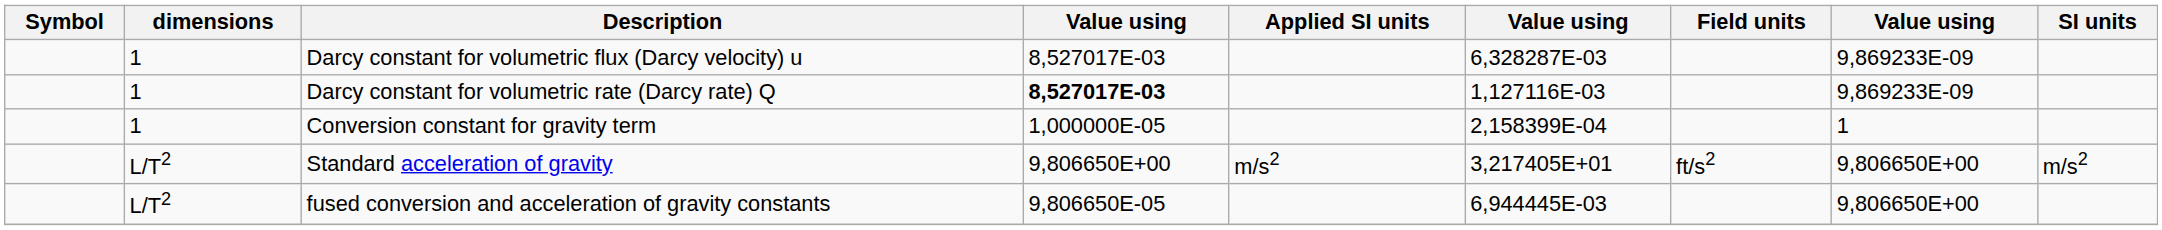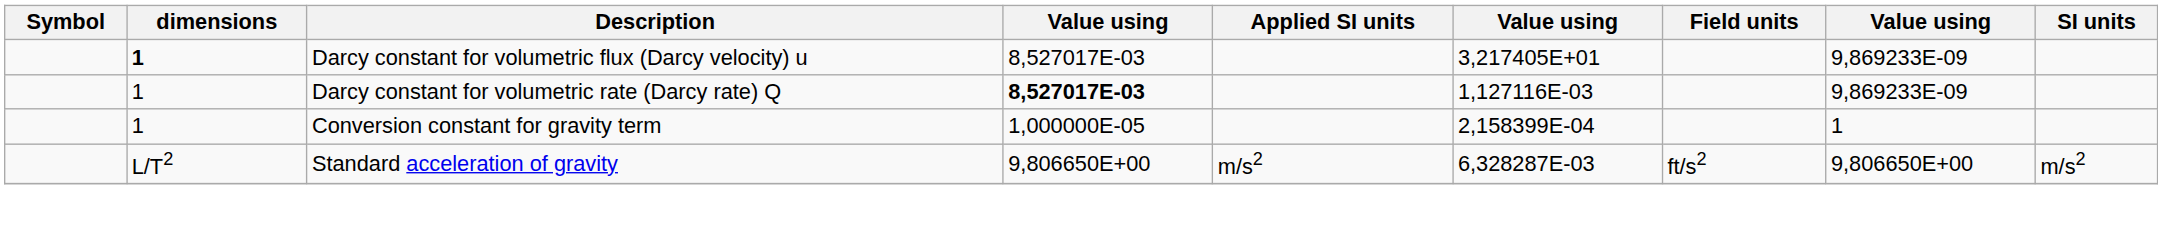(136, 57) normal -> (138, 57) bold
(1539, 57) 6,328287E-03 -> (1529, 57) 3,217405E+01
(1541, 163) 3,217405E+01 -> (1526, 163) 6,328287E-03
- row: (568, 203)
